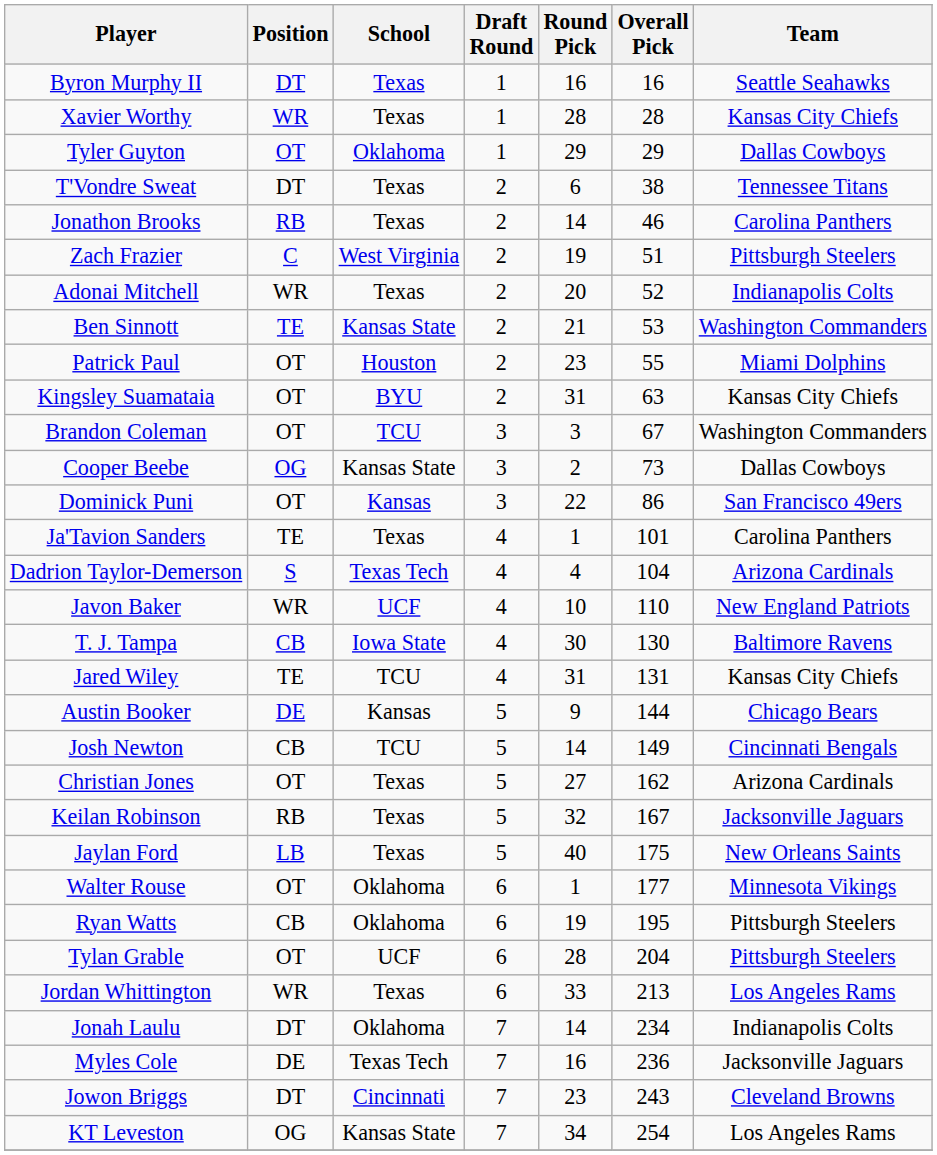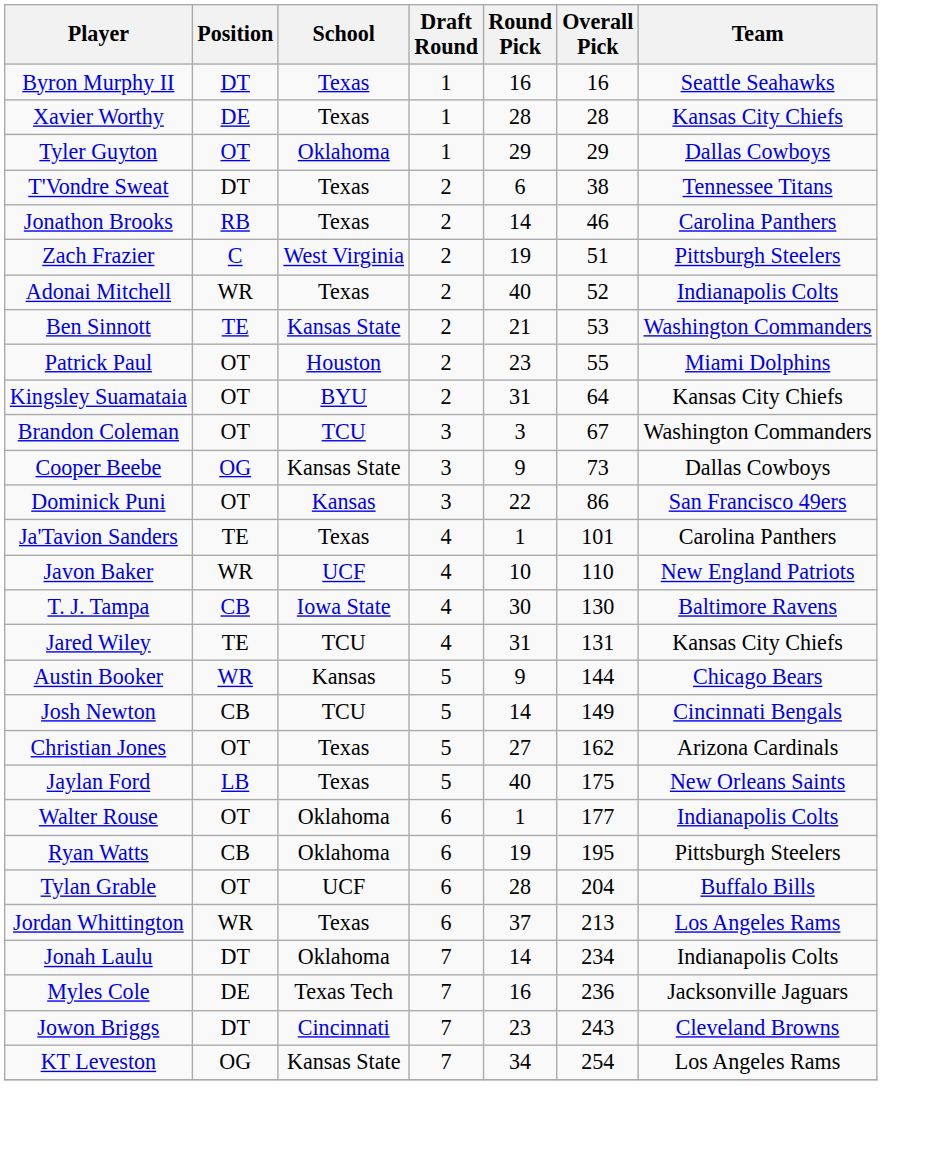(290, 116) WR -> (235, 116) DE
(575, 291) 20 -> (520, 291) 40
(653, 397) 63 -> (598, 397) 64
(575, 467) 2 -> (520, 467) 9
- row: (126, 572)
(290, 712) DE -> (235, 677) WR
- row: (126, 817)
(813, 887) Minnesota Vikings -> (758, 817) Indianapolis Colts
(813, 957) Pittsburgh Steelers -> (758, 887) Buffalo Bills
(575, 992) 33 -> (520, 922) 37
